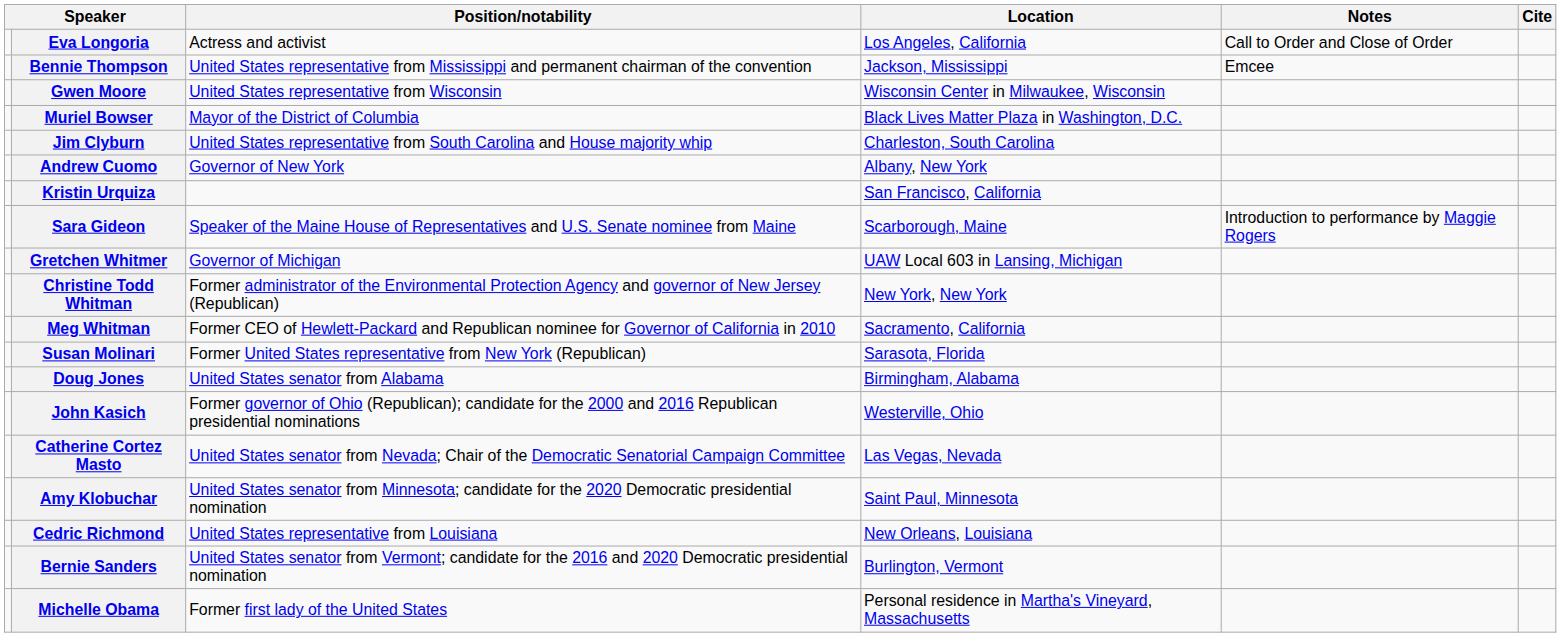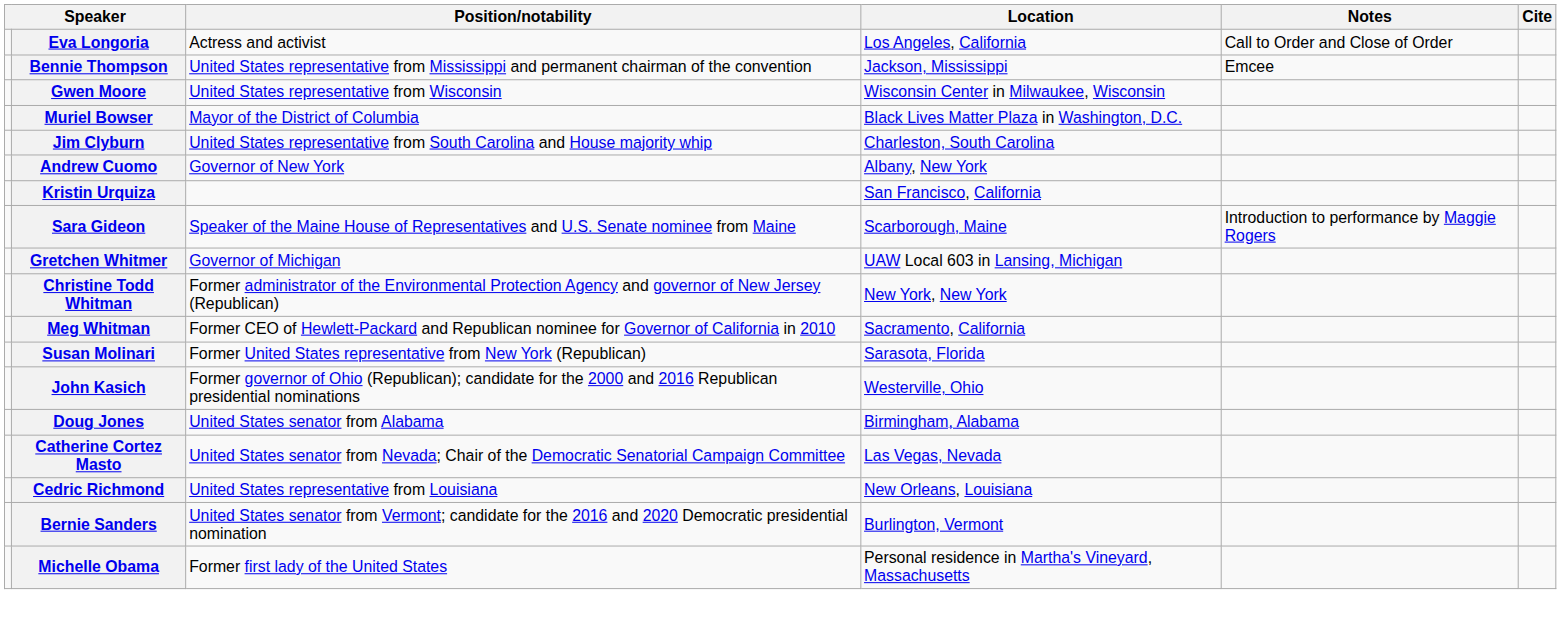rows swapped: (99, 413) <-> (99, 379)
- row: (99, 499)
